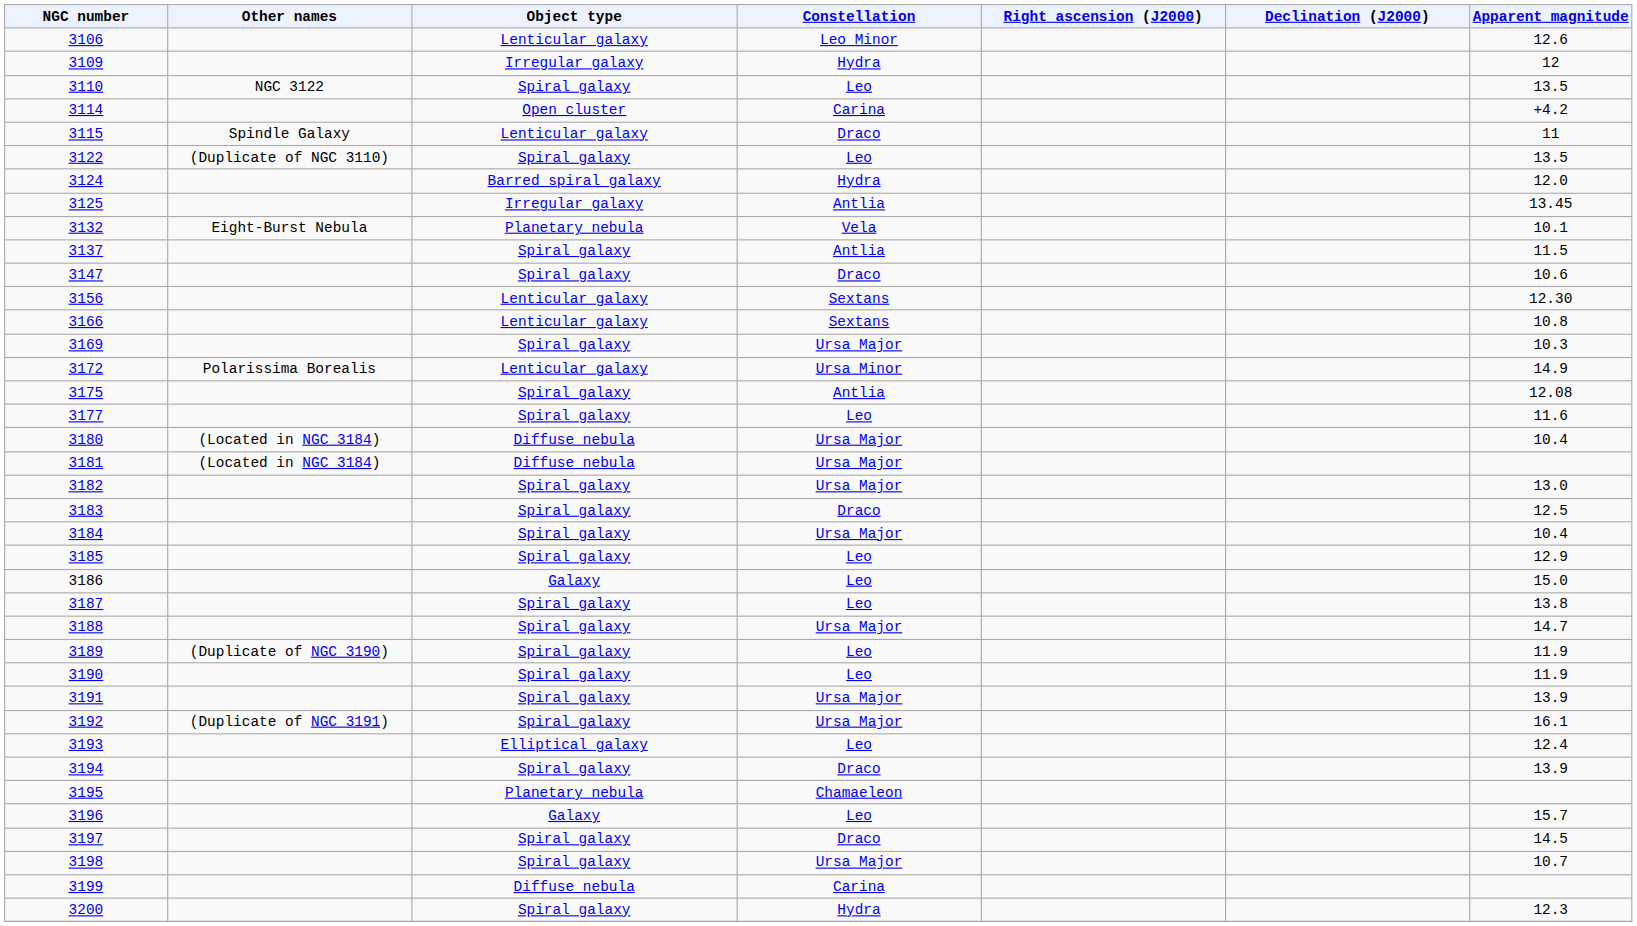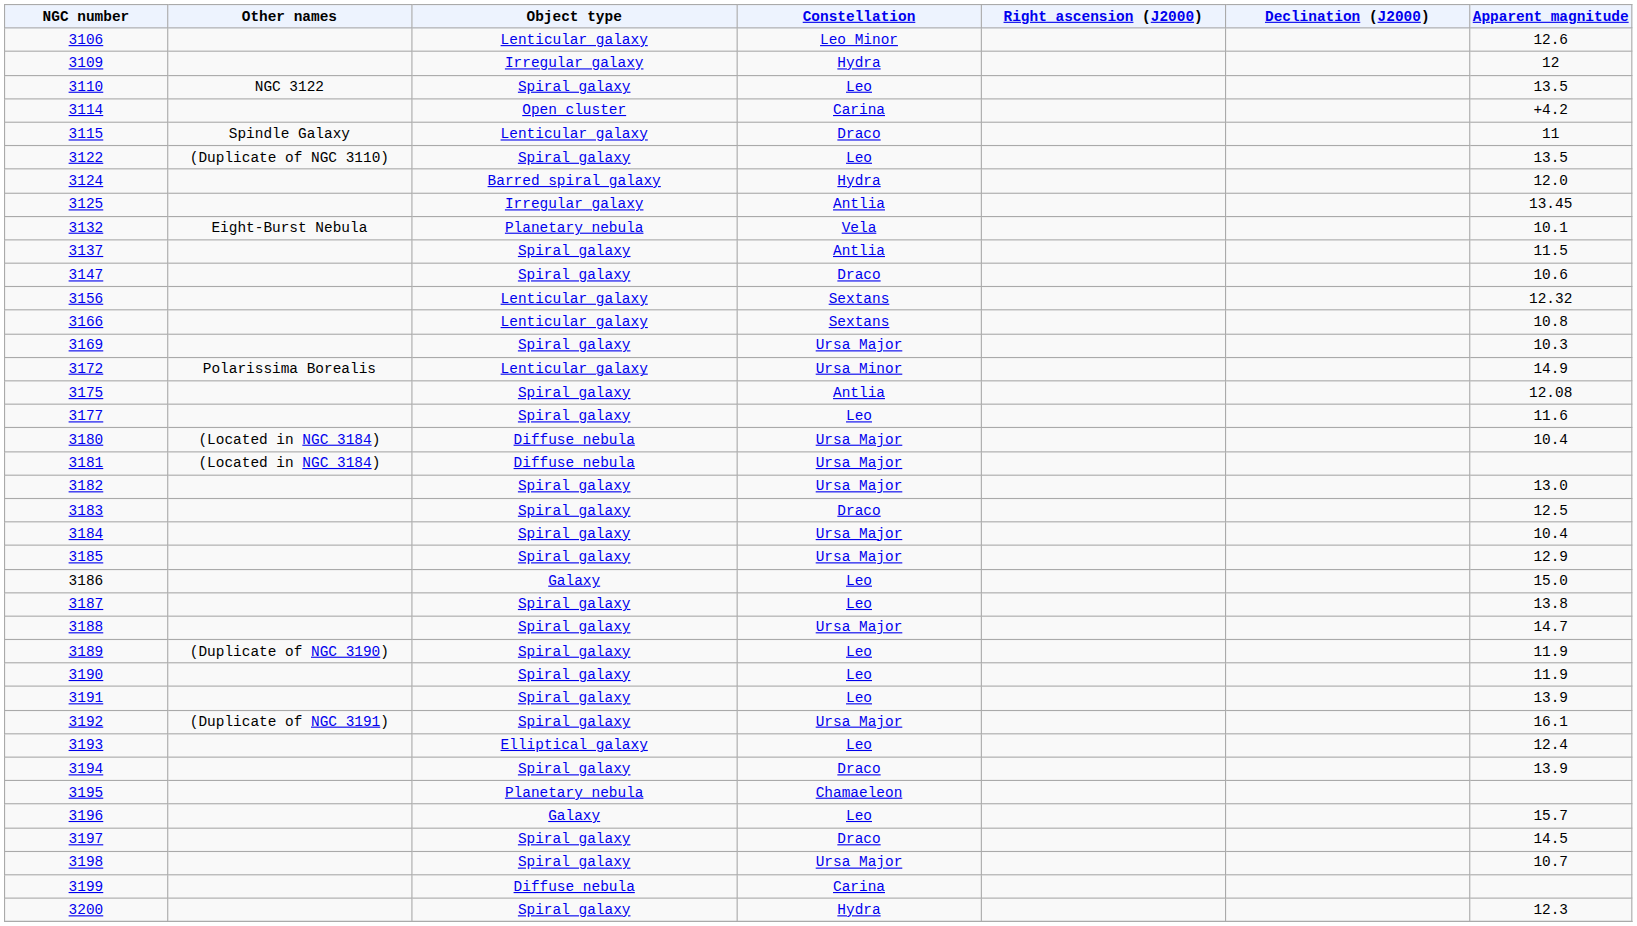(1551, 299) 12.30 -> (1551, 299) 12.32
(859, 557) Leo -> (859, 557) Ursa Major
(859, 698) Ursa Major -> (859, 698) Leo
